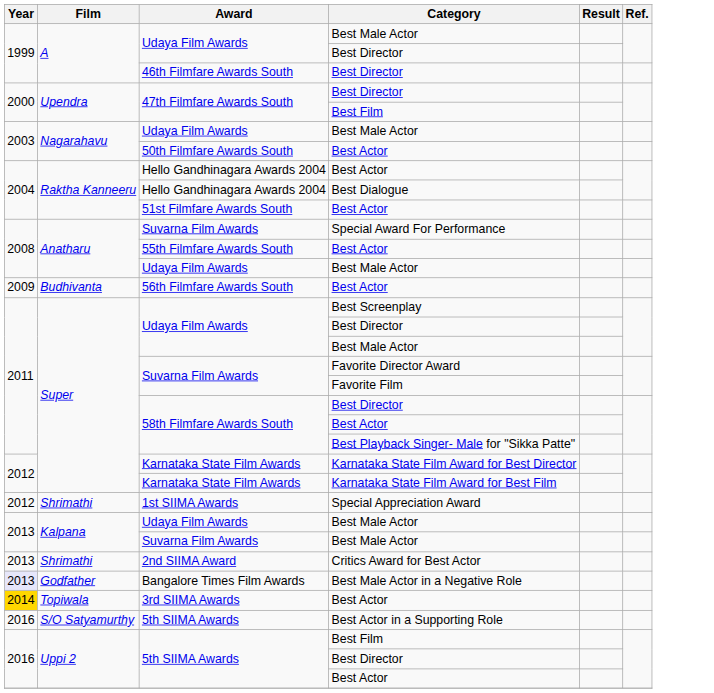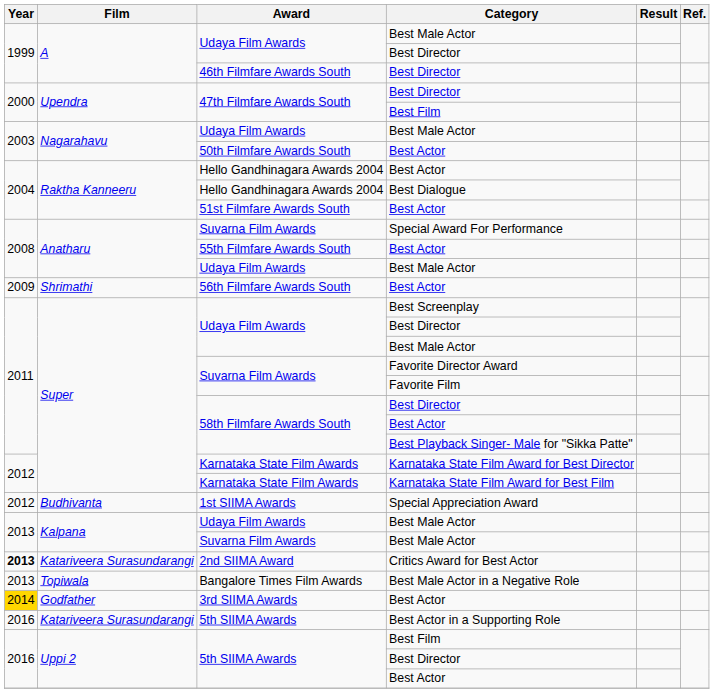(71, 287) Budhivanta -> (66, 287) Shrimathi
(66, 502) Shrimathi -> (71, 502) Budhivanta
(21, 561) normal -> (21, 561) bold
(66, 561) Shrimathi -> (117, 561) Katariveera Surasundarangi
(21, 580) lavender background -> (21, 580) no background
(68, 580) Godfather -> (64, 580) Topiwala
(64, 600) Topiwala -> (68, 600) Godfather
(87, 619) S/O Satyamurthy -> (117, 619) Katariveera Surasundarangi
